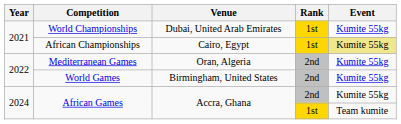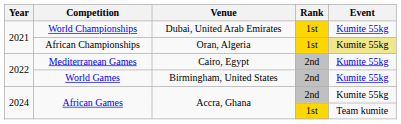(224, 45) Cairo, Egypt -> (224, 45) Oran, Algeria
(224, 62) Oran, Algeria -> (224, 62) Cairo, Egypt
